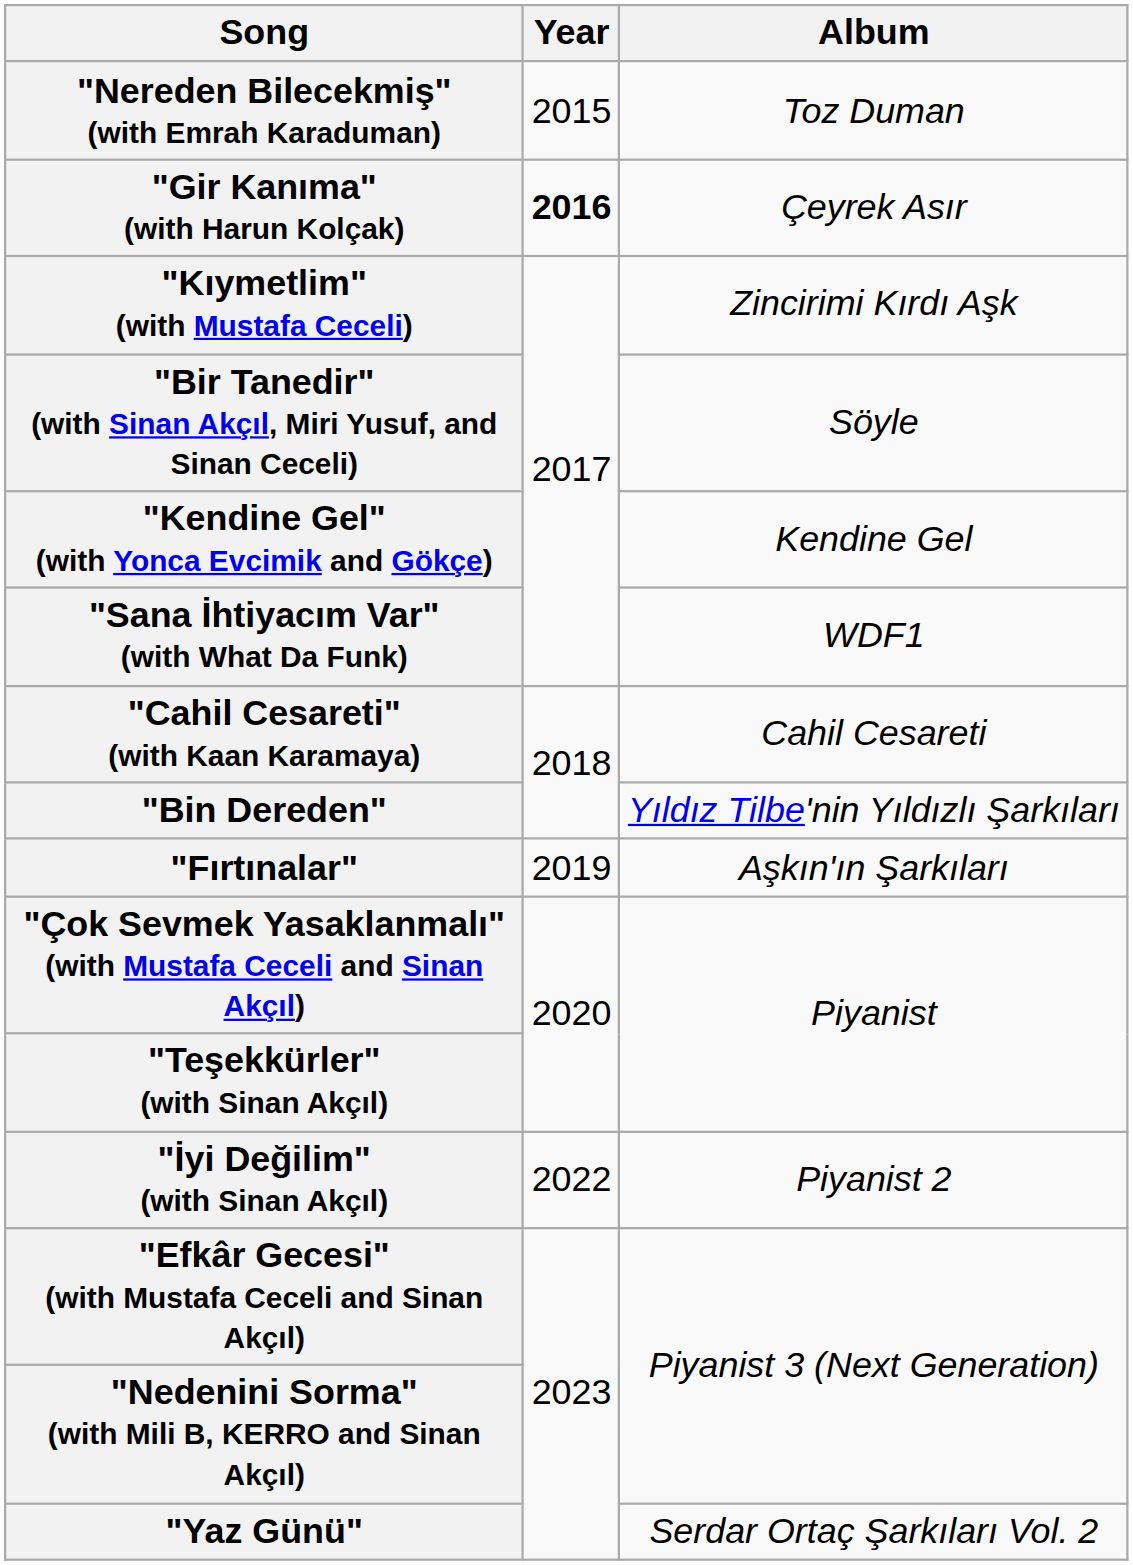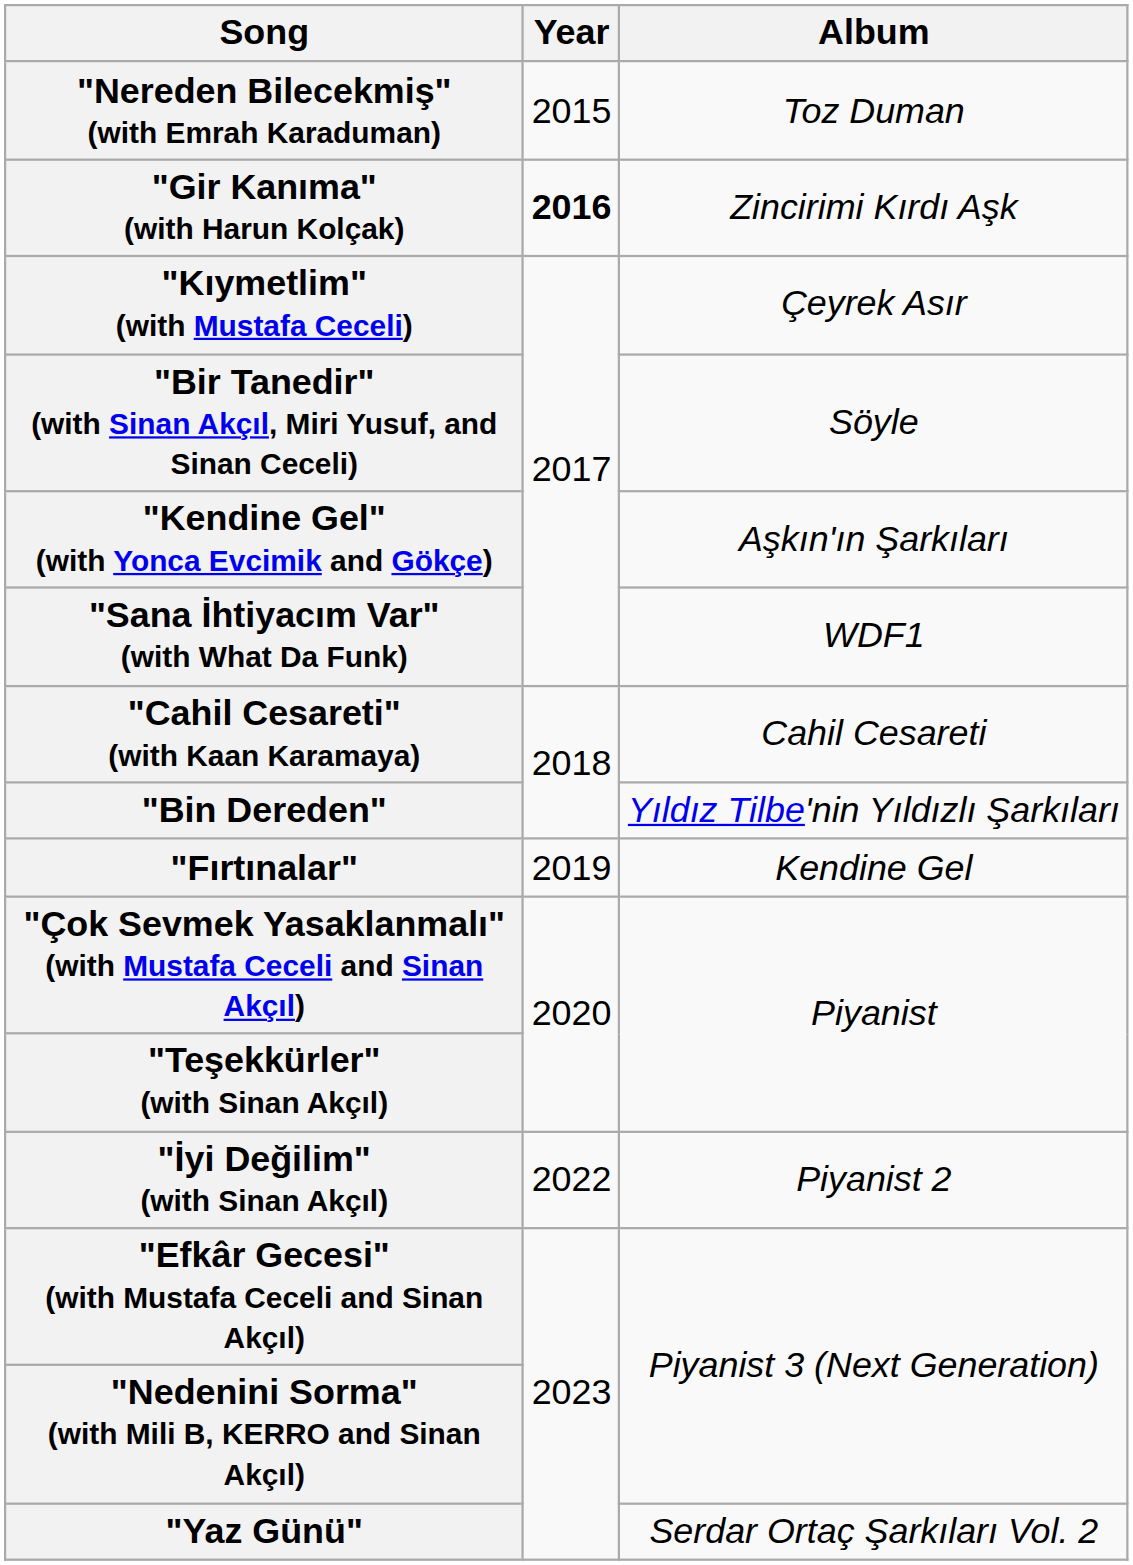(874, 207) Çeyrek Asır -> (874, 207) Zincirimi Kırdı Aşk
(874, 304) Zincirimi Kırdı Aşk -> (874, 304) Çeyrek Asır
(874, 538) Kendine Gel -> (874, 538) Aşkın'ın Şarkıları
(874, 867) Aşkın'ın Şarkıları -> (874, 867) Kendine Gel
